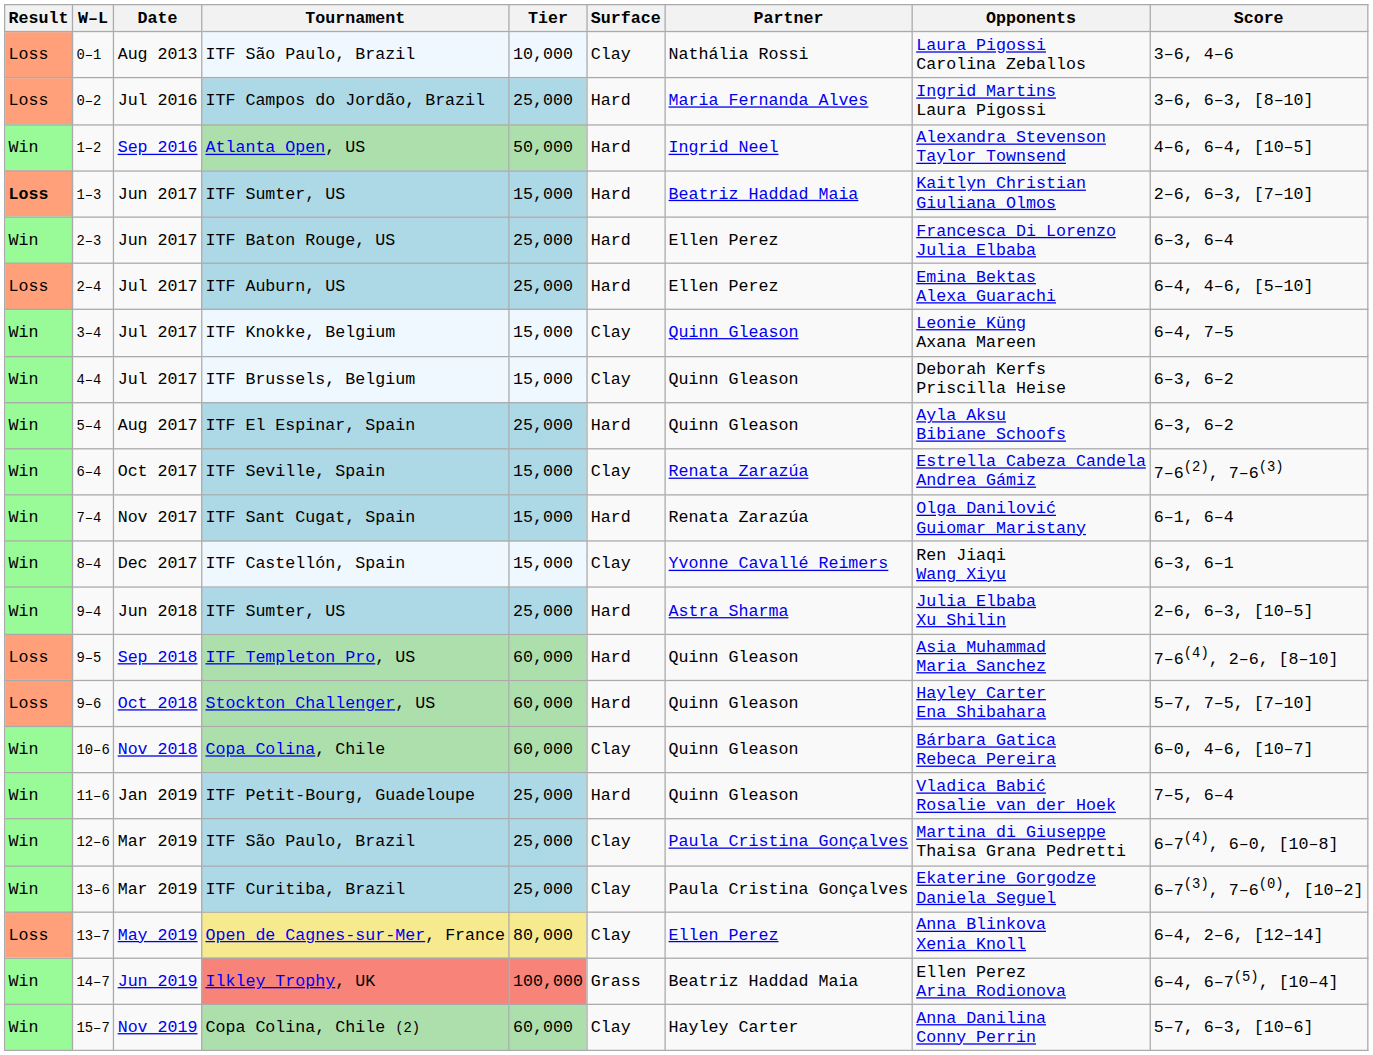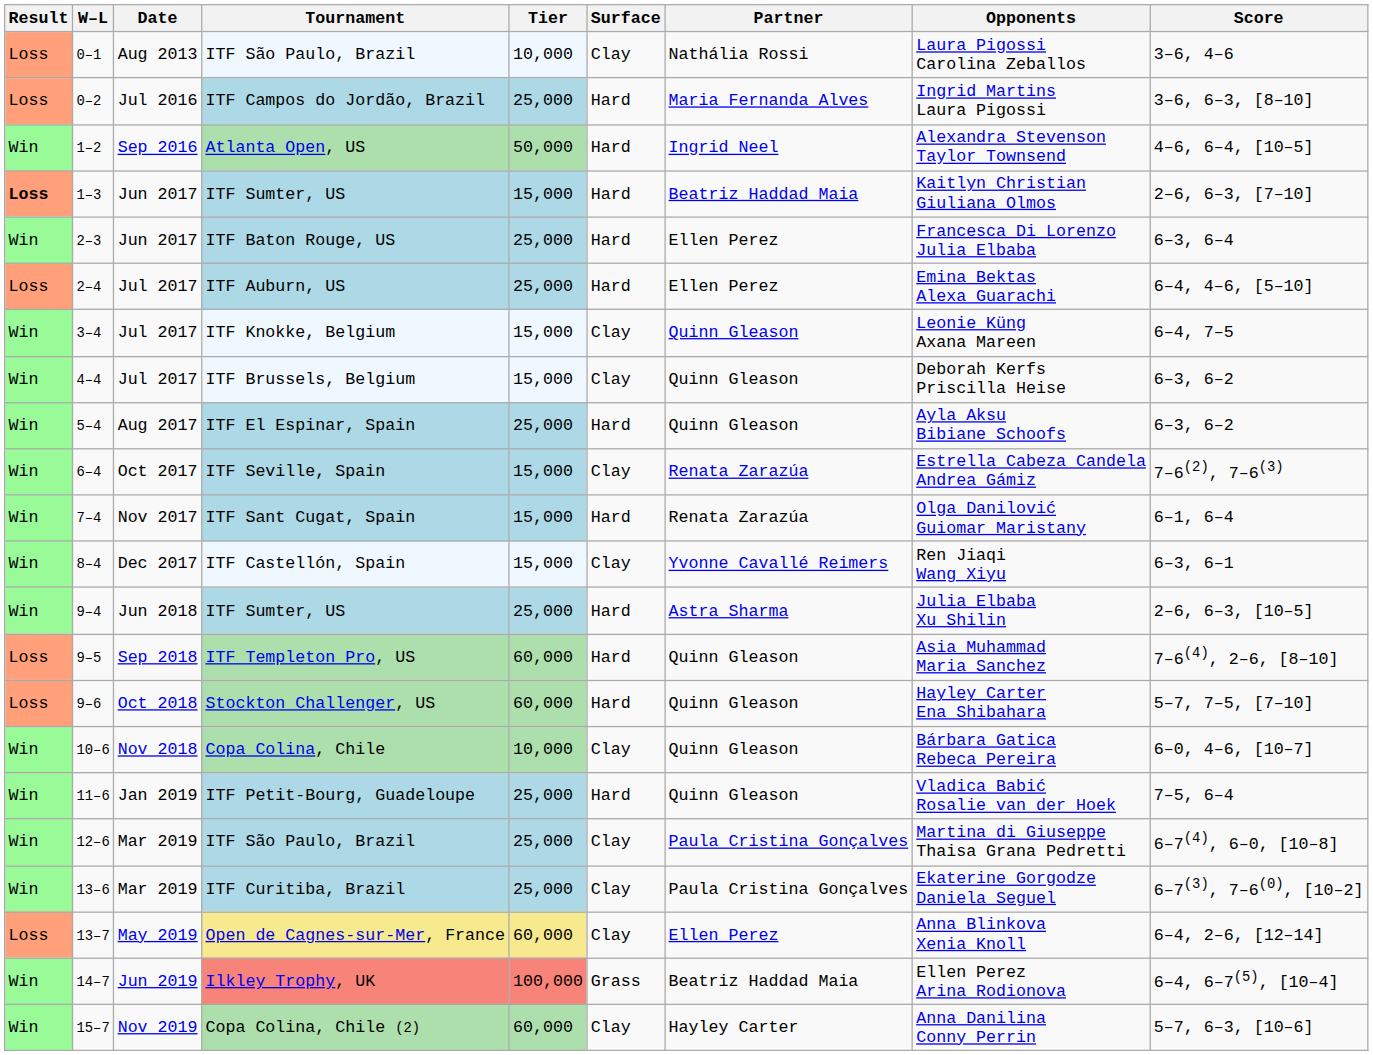(543, 750) 60,000 -> (543, 750) 10,000
(543, 935) 80,000 -> (543, 935) 60,000
